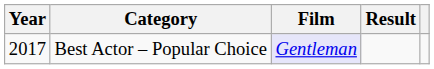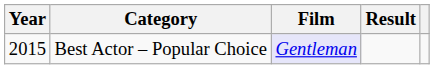(27, 48) 2017 -> (27, 48) 2015
